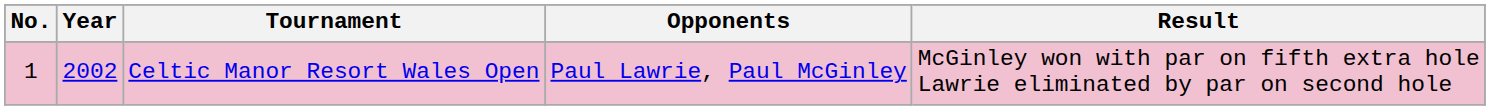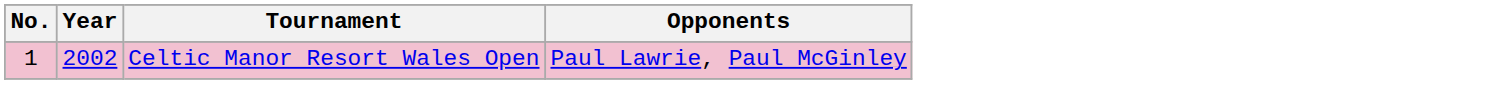- column: (1199, 24)
